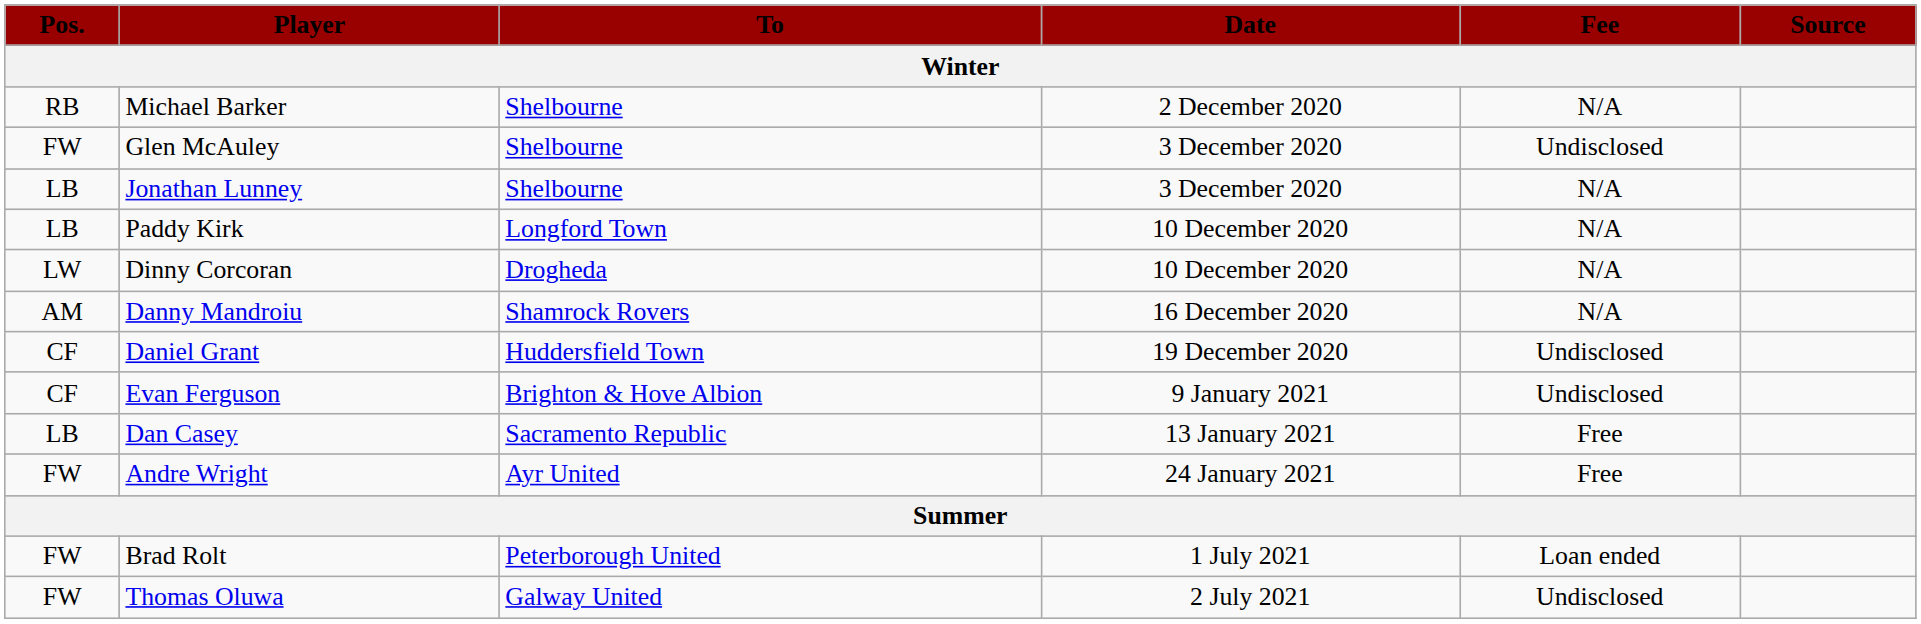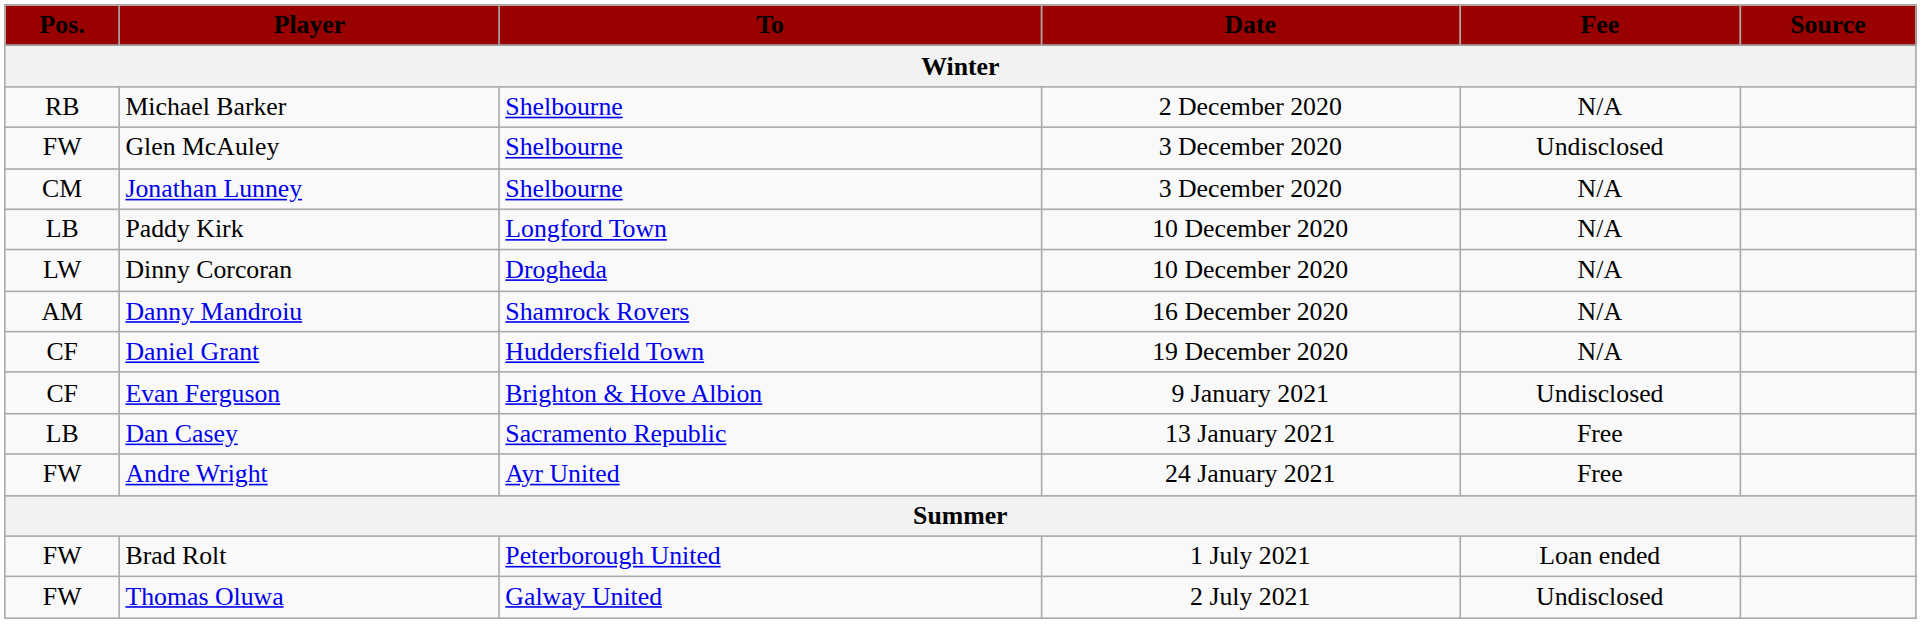(62, 188) LB -> (62, 188) CM
(1600, 351) Undisclosed -> (1600, 351) N/A
